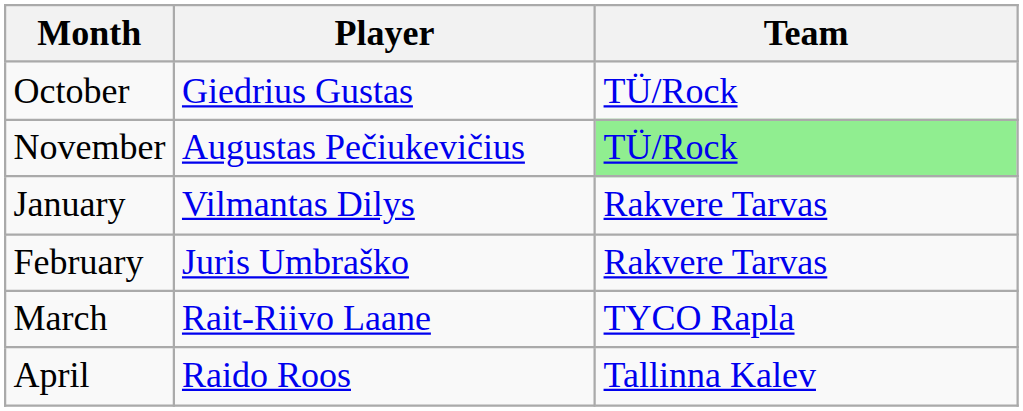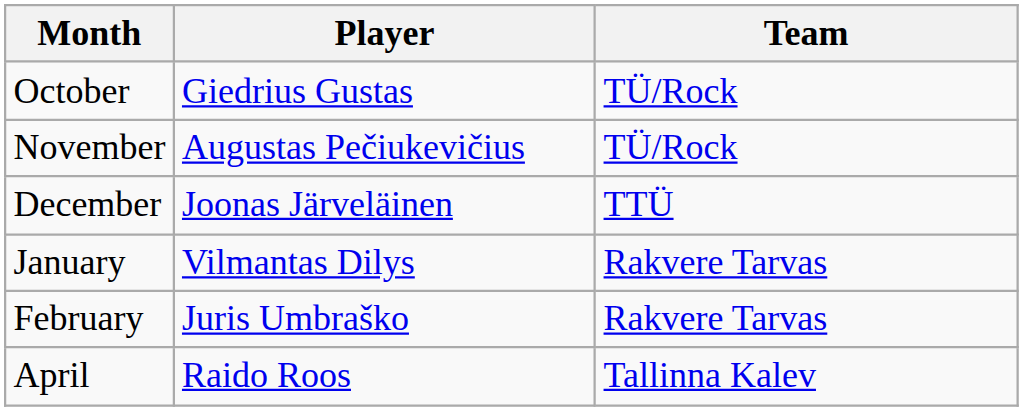(671, 147) lightgreen background -> (671, 147) no background
+ row: (87, 204)
- row: (60, 318)
